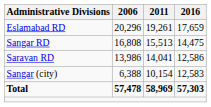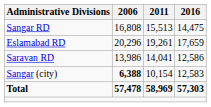rows swapped: (36, 27) <-> (28, 43)
(130, 74) normal -> (130, 74) bold
